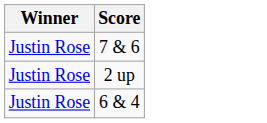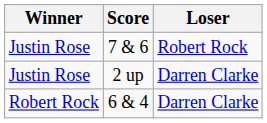+ column: (208, 18)
(49, 103) Justin Rose -> (54, 103) Robert Rock
